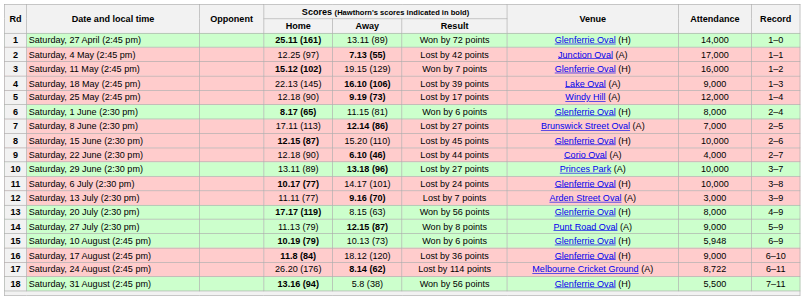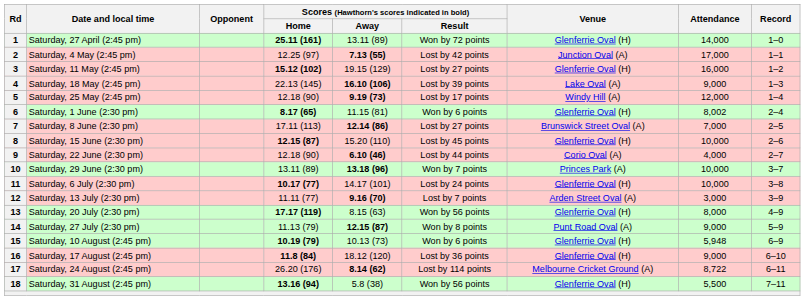(455, 69) Won by 7 points -> (455, 69) Lost by 27 points
(715, 112) 8,000 -> (715, 112) 8,002
(455, 170) Lost by 27 points -> (455, 170) Won by 7 points
